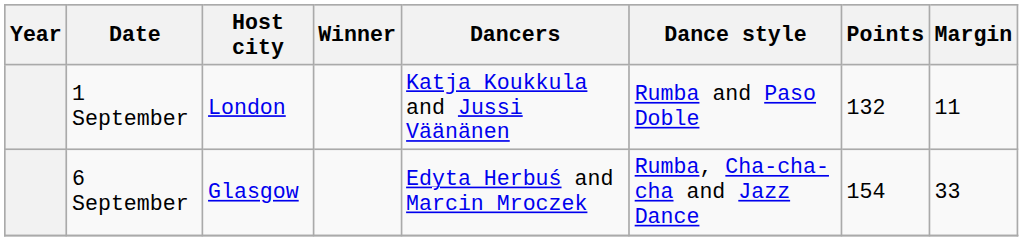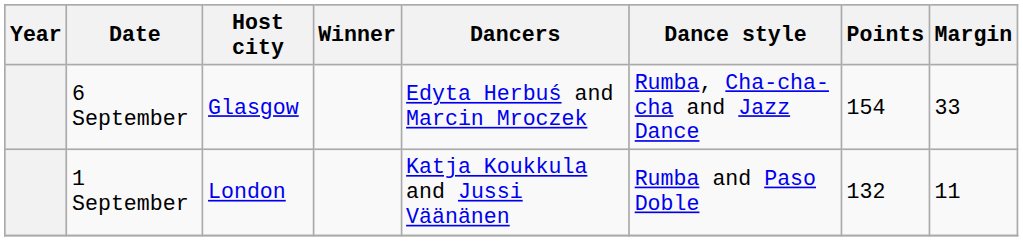rows swapped: (130, 107) <-> (130, 192)
